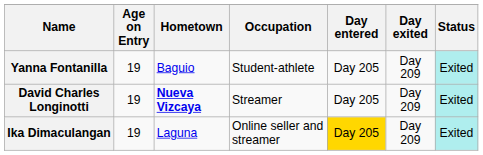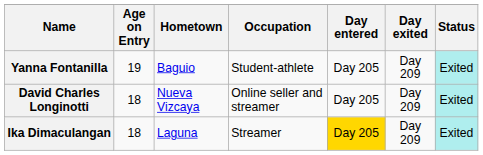(134, 100) 19 -> (134, 100) 18
(179, 100) bold -> (178, 100) normal
(257, 100) Streamer -> (277, 100) Online seller and streamer
(134, 133) 19 -> (134, 133) 18
(278, 133) Online seller and streamer -> (256, 133) Streamer
